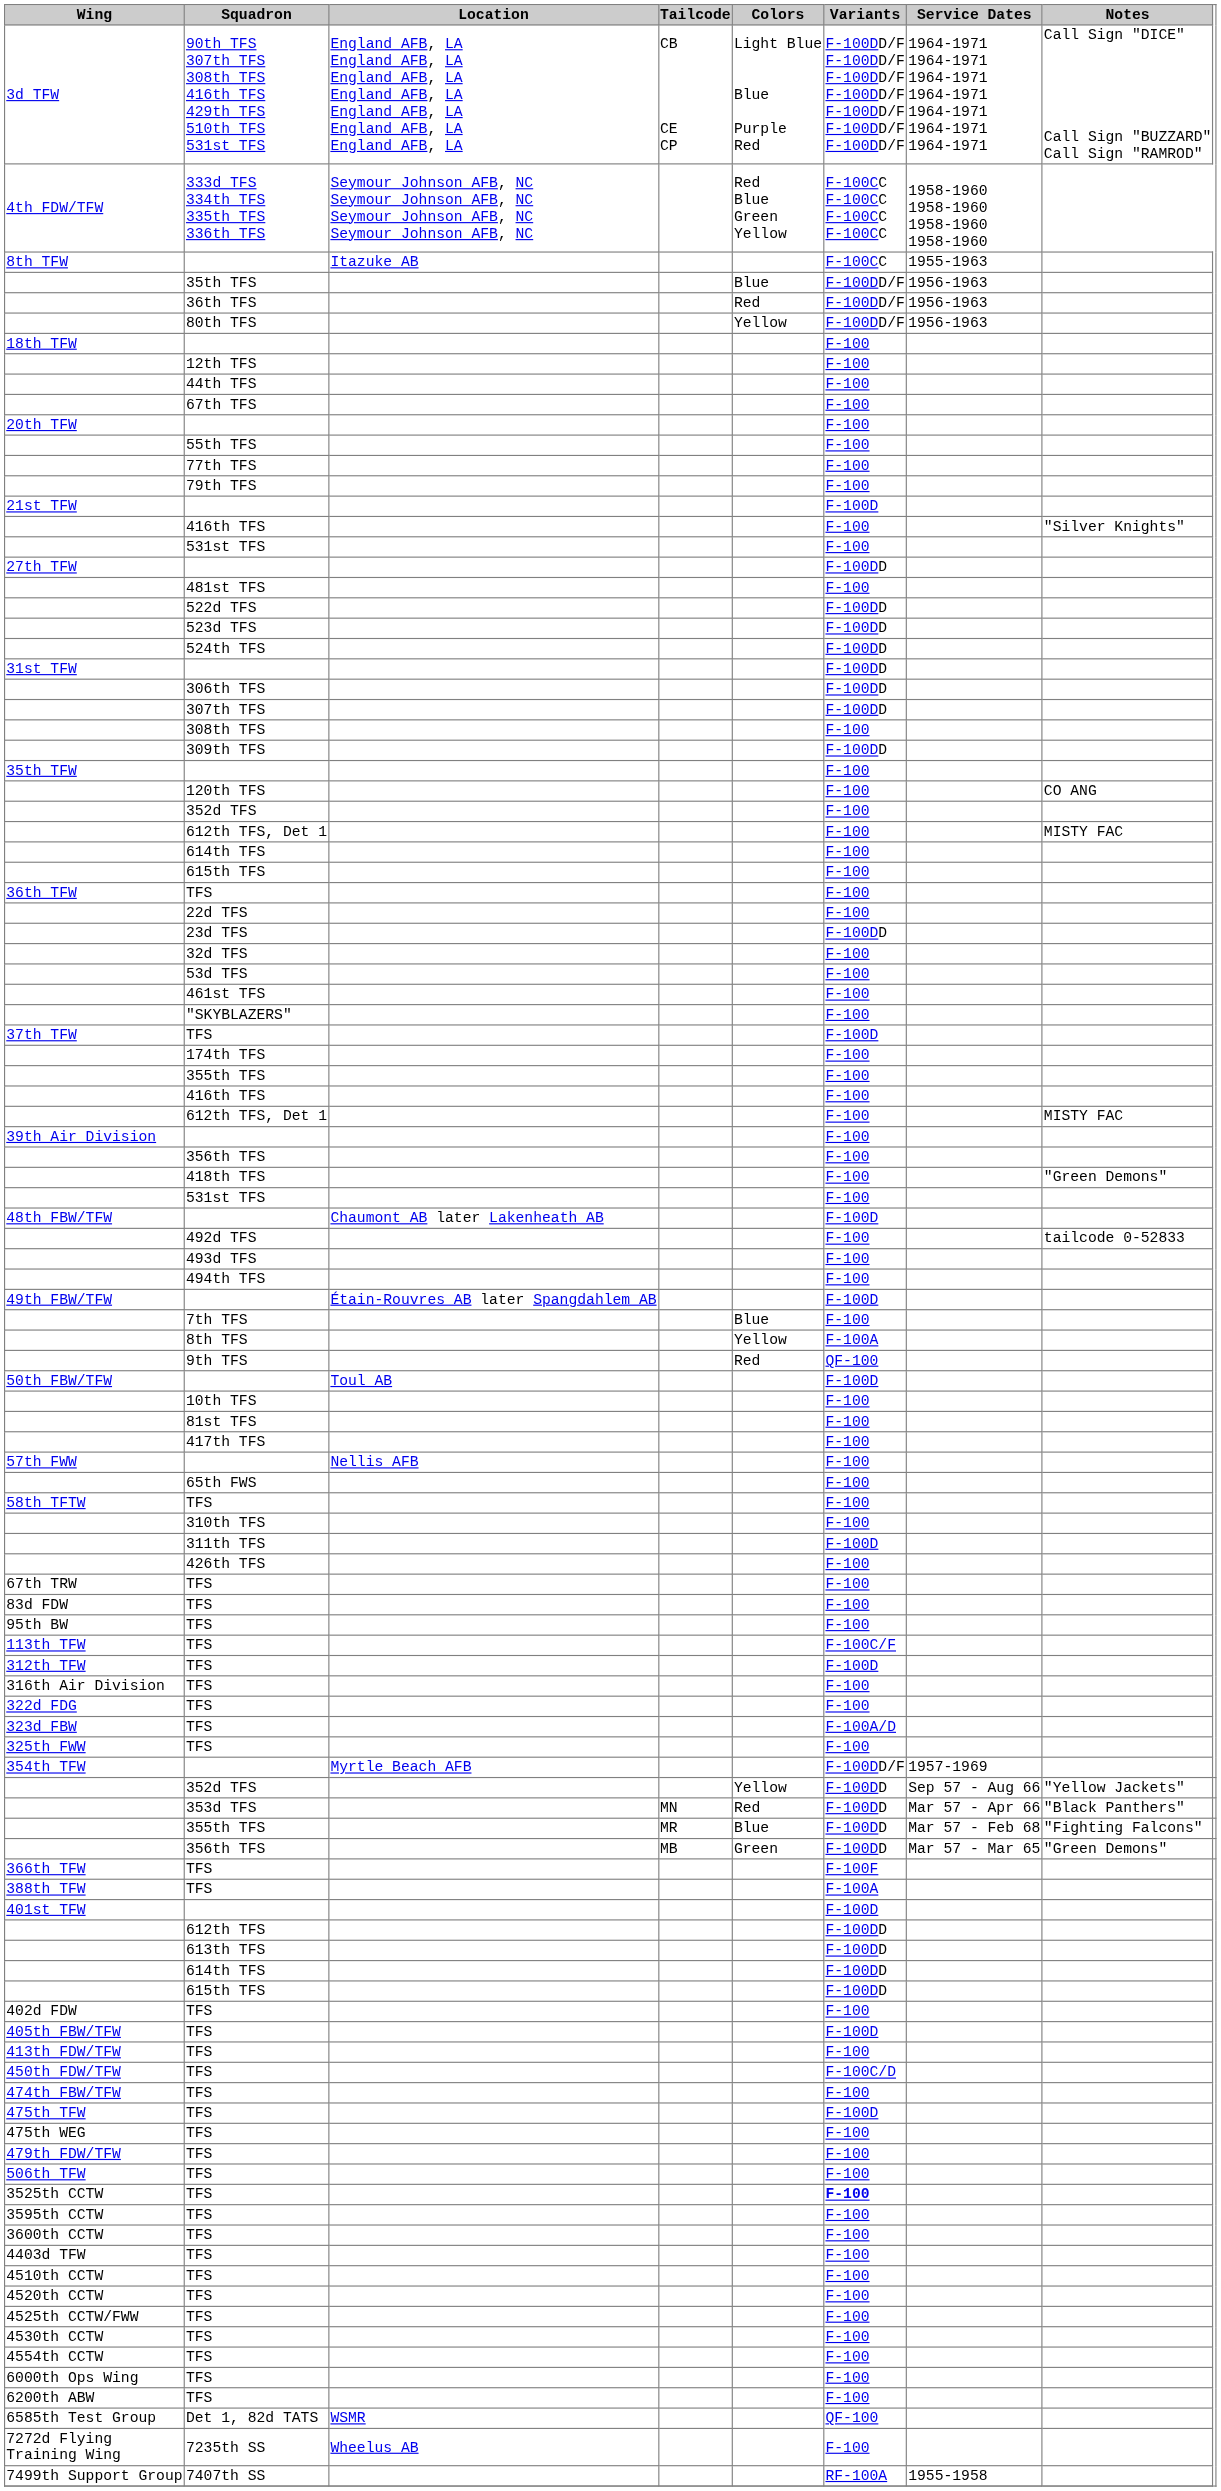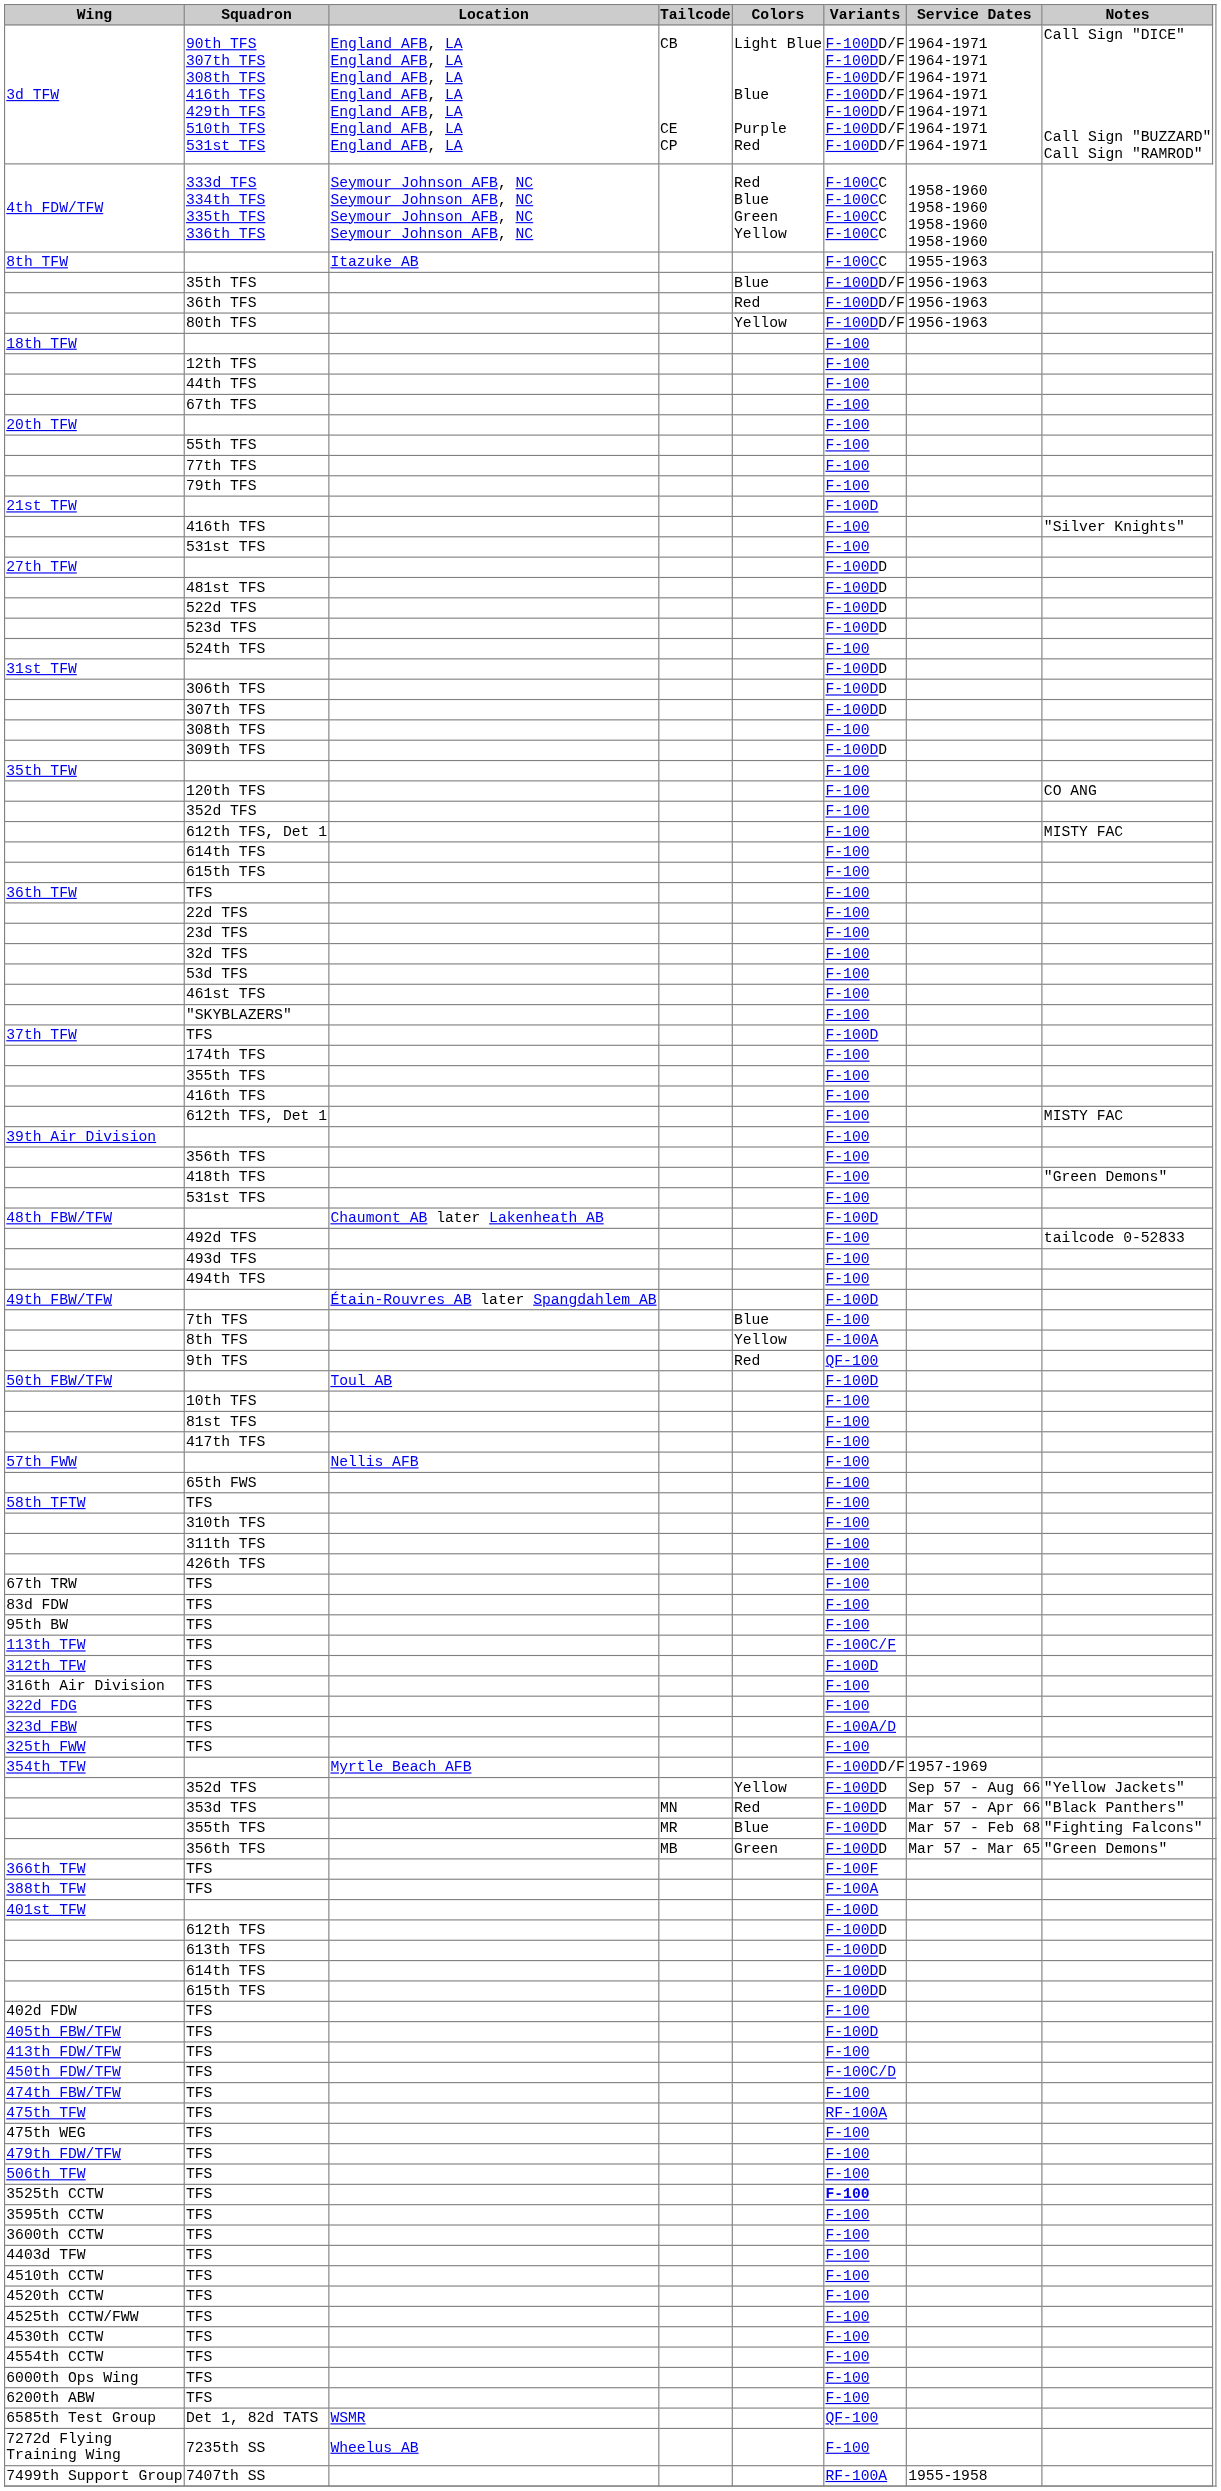(848, 588) F-100 -> (856, 588) F-100DD
(856, 649) F-100DD -> (848, 649) F-100
(856, 933) F-100DD -> (848, 933) F-100
(852, 1544) F-100D -> (848, 1544) F-100
(852, 2113) F-100D -> (856, 2113) RF-100A
